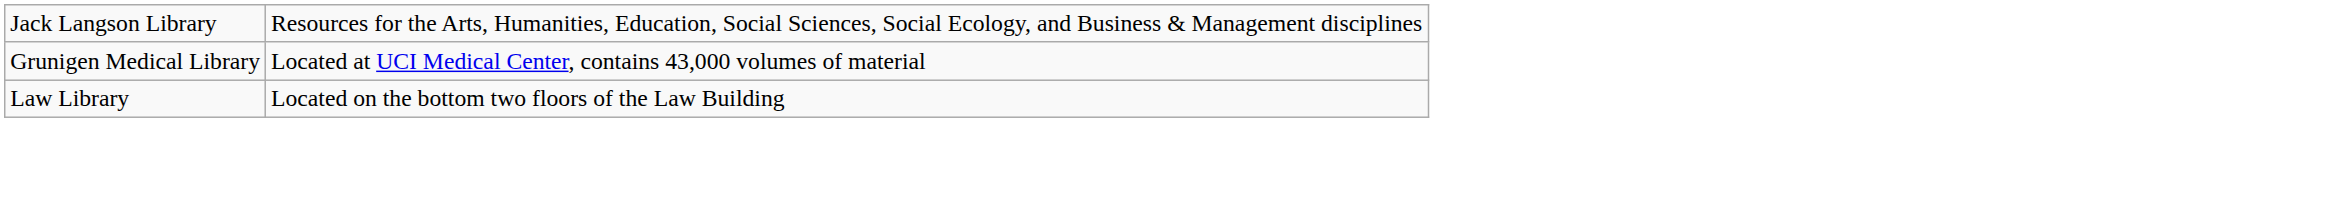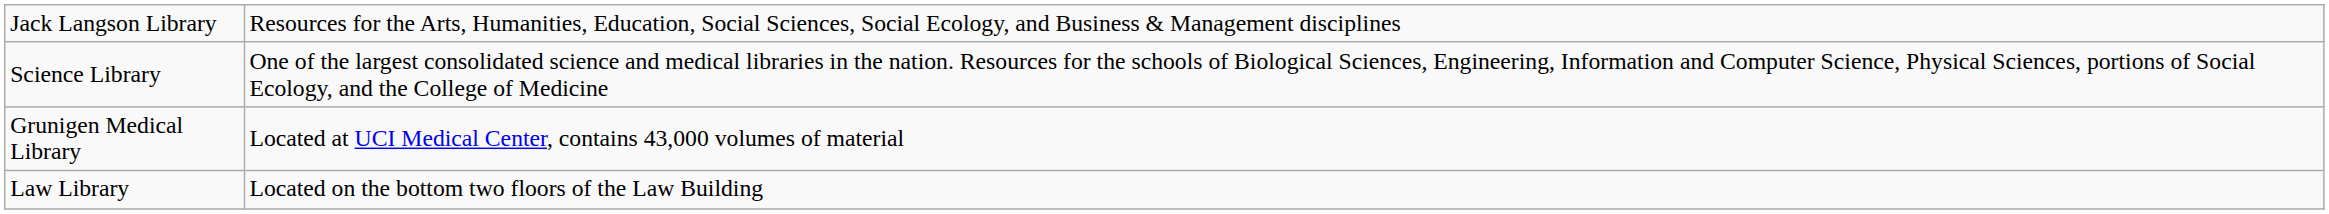+ row: (85, 74)
